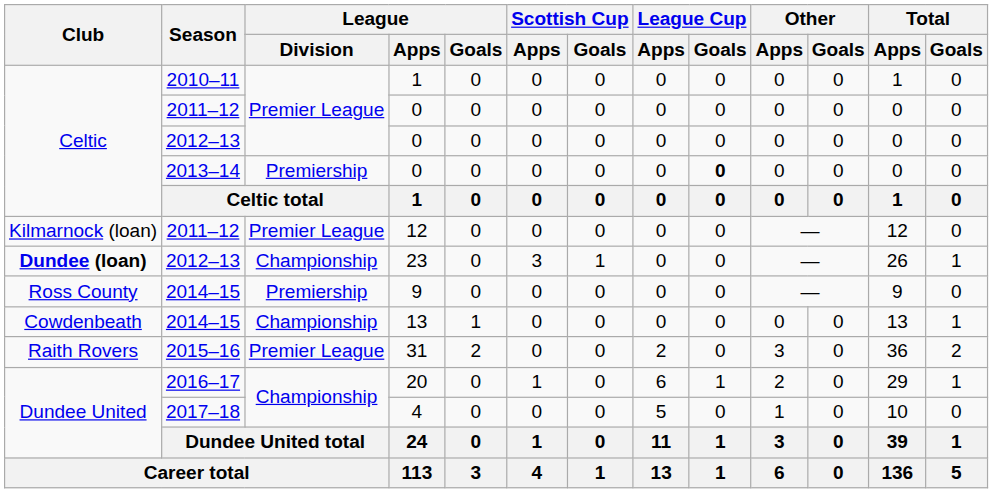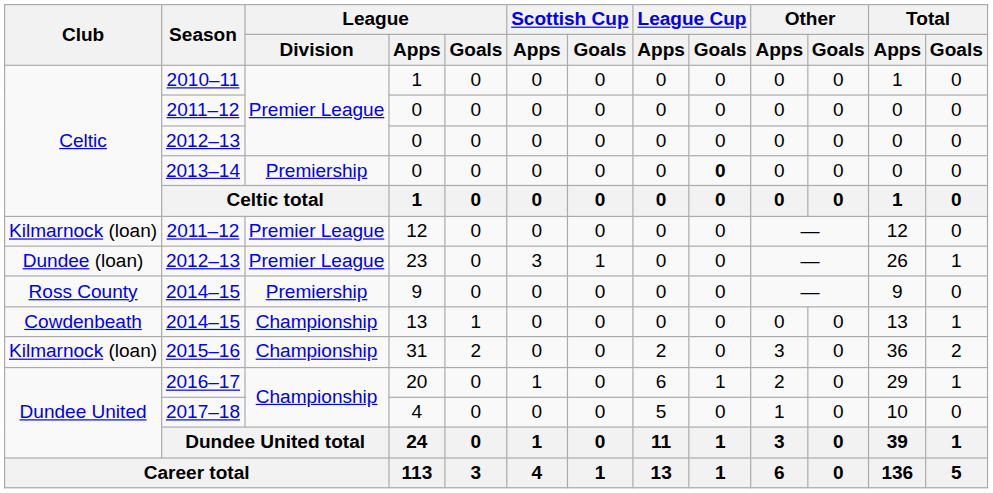(83, 261) bold -> (83, 261) normal
(317, 261) Championship -> (317, 261) Premier League
(83, 351) Raith Rovers -> (83, 351) Kilmarnock (loan)
(317, 351) Premier League -> (317, 351) Championship
